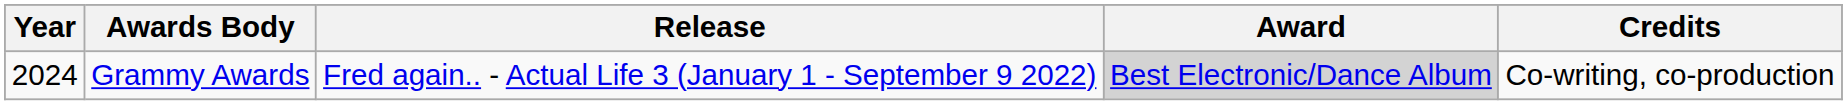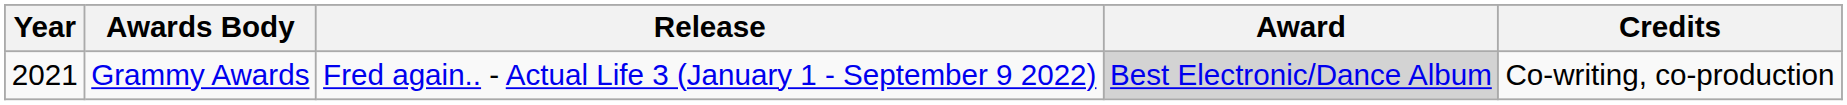(45, 74) 2024 -> (45, 74) 2021
